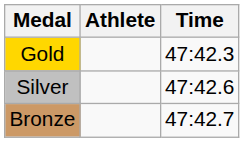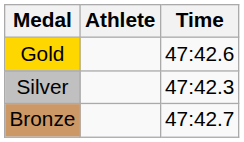(200, 53) 47:42.3 -> (200, 53) 47:42.6
(200, 86) 47:42.6 -> (200, 86) 47:42.3
